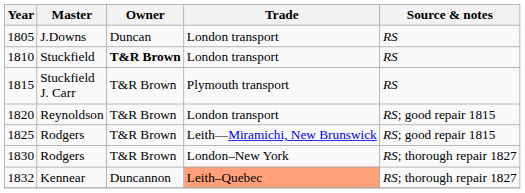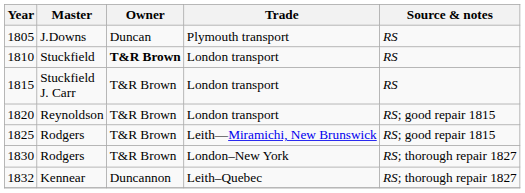(233, 36) London transport -> (238, 36) Plymouth transport
(238, 85) Plymouth transport -> (233, 85) London transport
(224, 177) lightsalmon background -> (224, 177) no background
